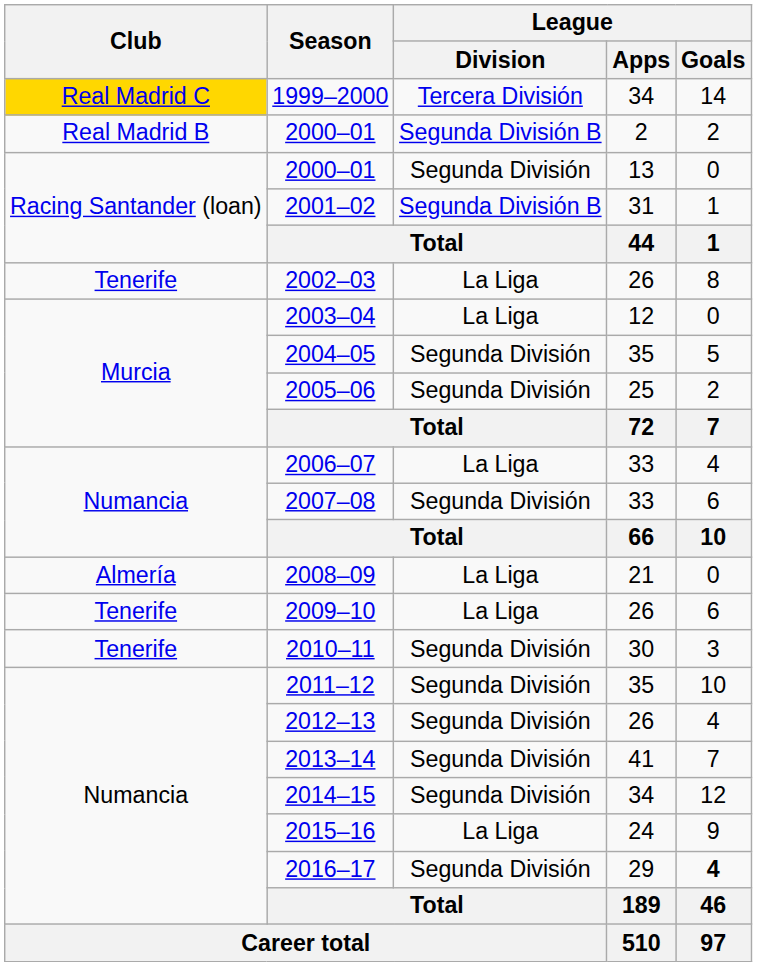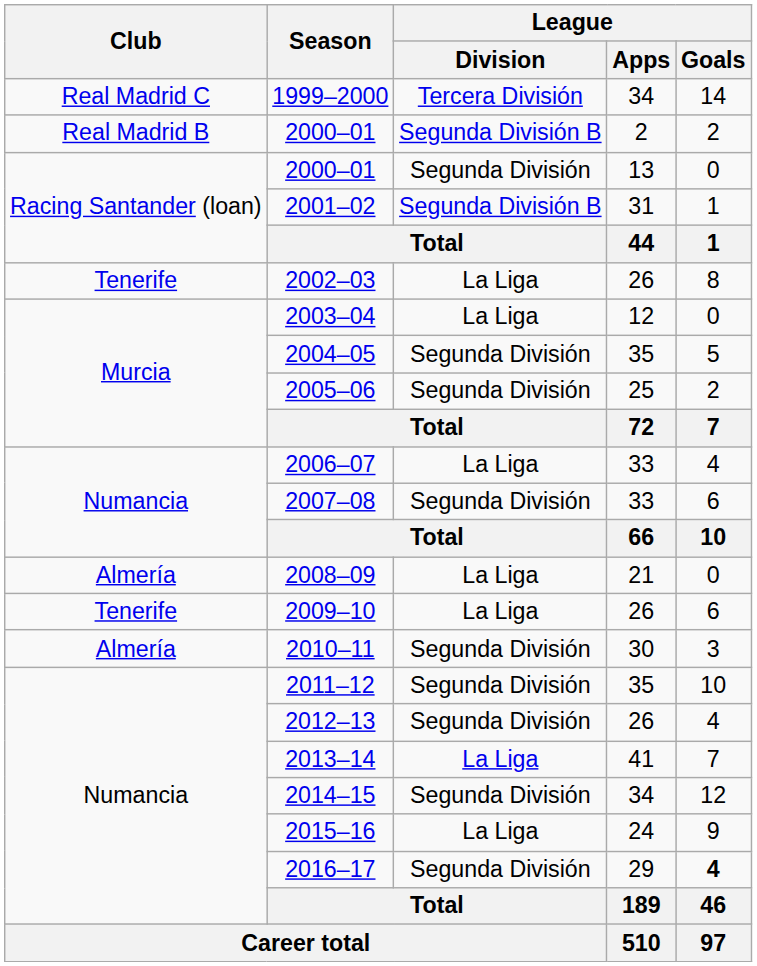(136, 96) gold background -> (136, 96) no background
(136, 648) Tenerife -> (136, 648) Almería
(500, 758) Segunda División -> (500, 758) La Liga
